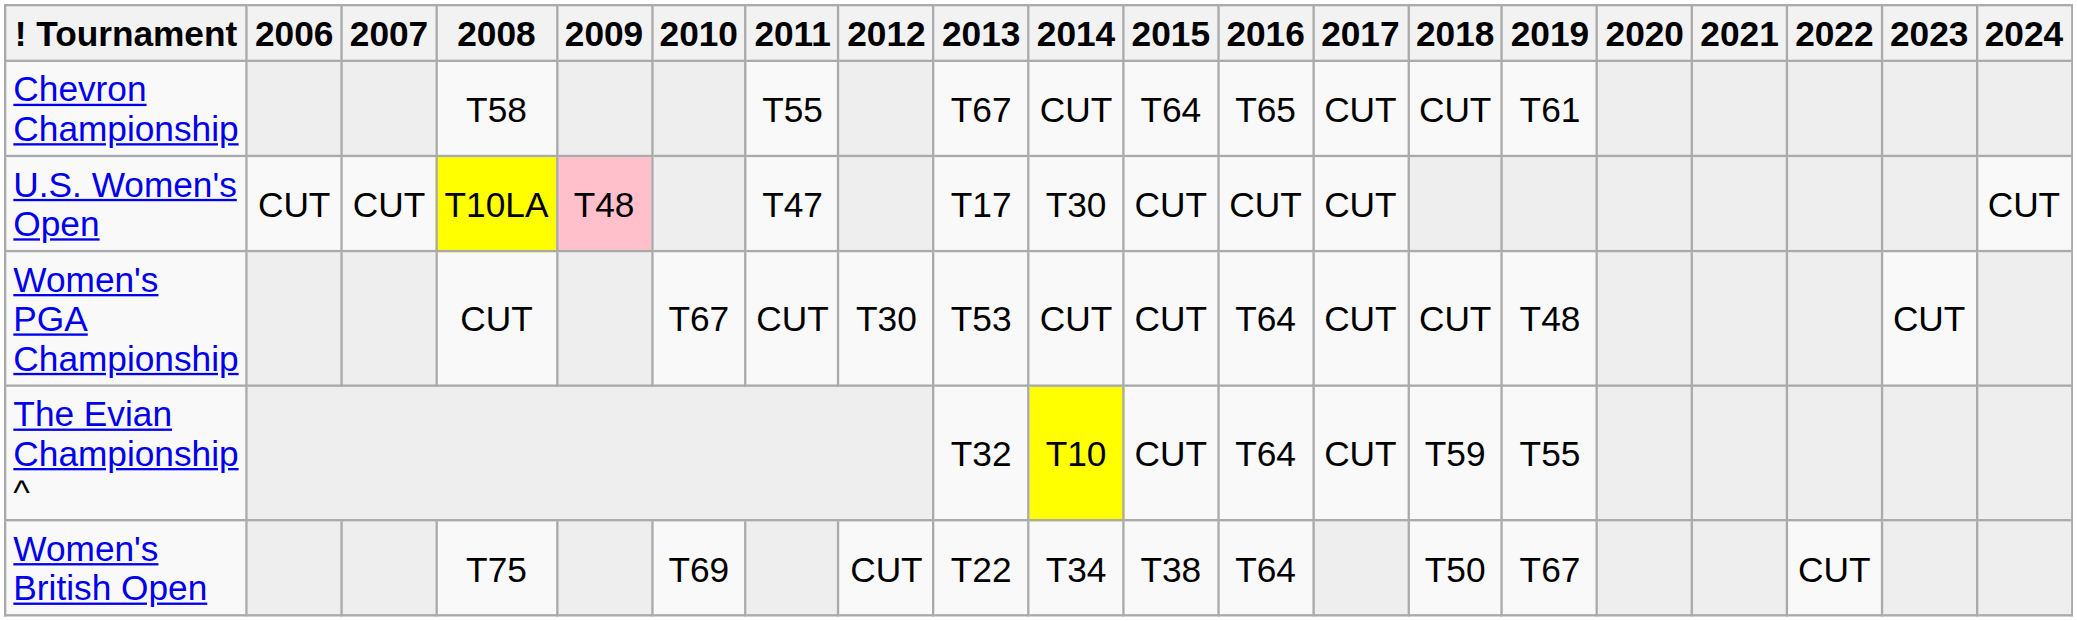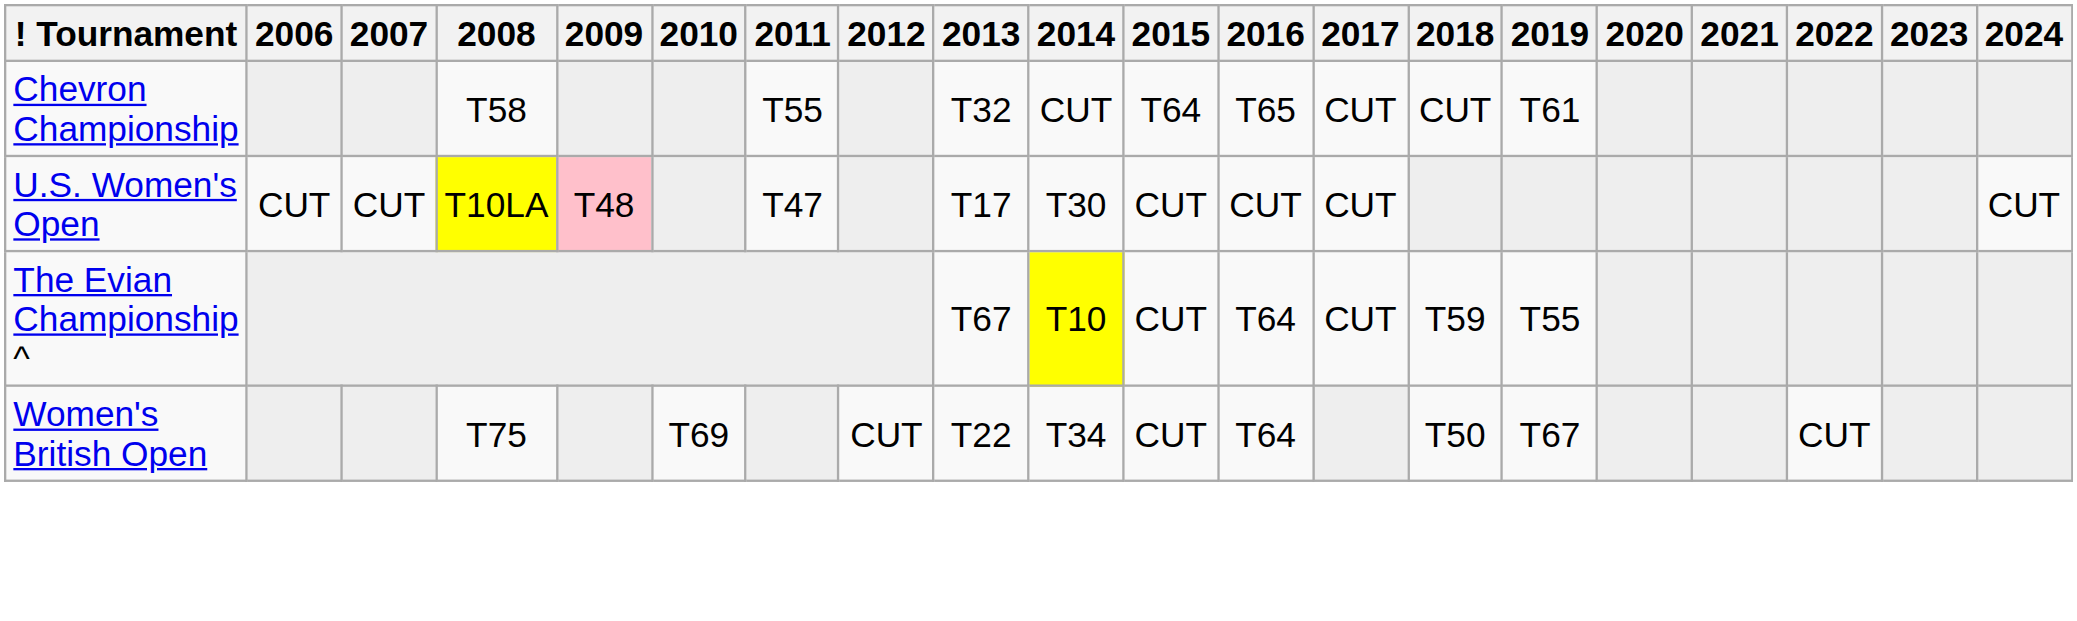(981, 109) T67 -> (981, 109) T32
- row: (126, 319)
(981, 454) T32 -> (981, 319) T67
(1171, 569) T38 -> (1171, 434) CUT
